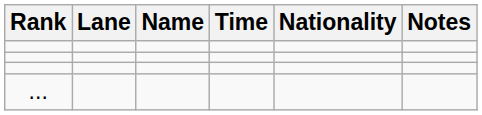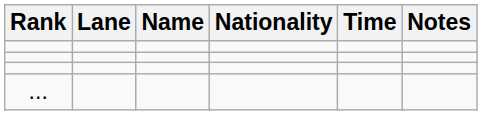columns swapped: (338, 22) <-> (241, 22)
